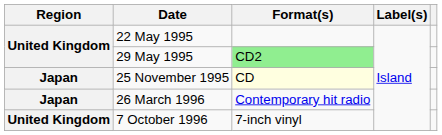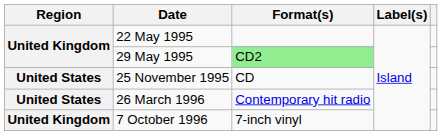(59, 78) Japan -> (59, 78) United States
(245, 78) lightyellow background -> (245, 78) no background
(59, 99) Japan -> (59, 99) United States
